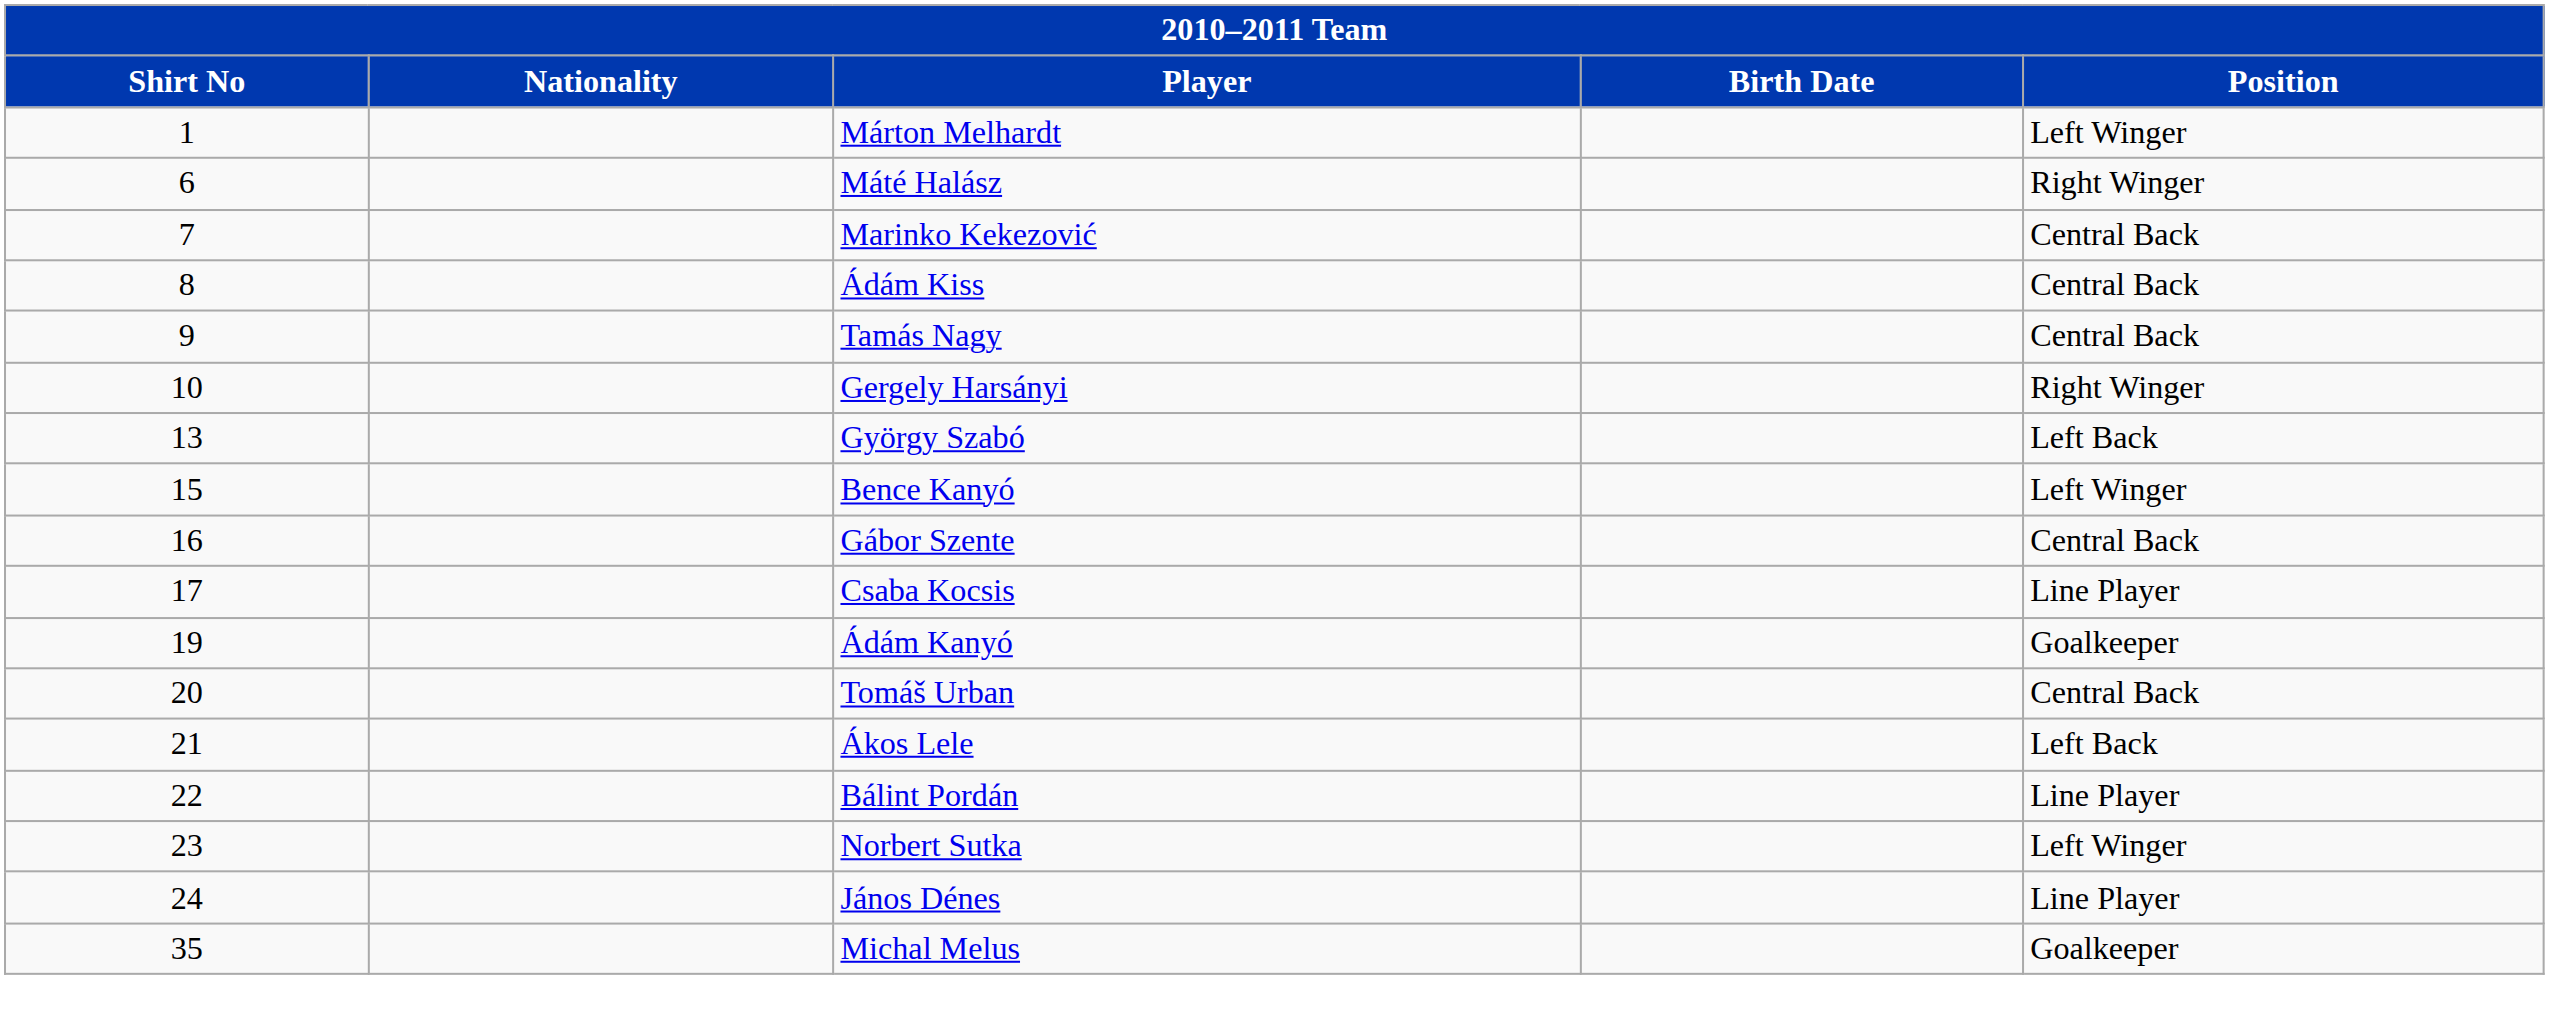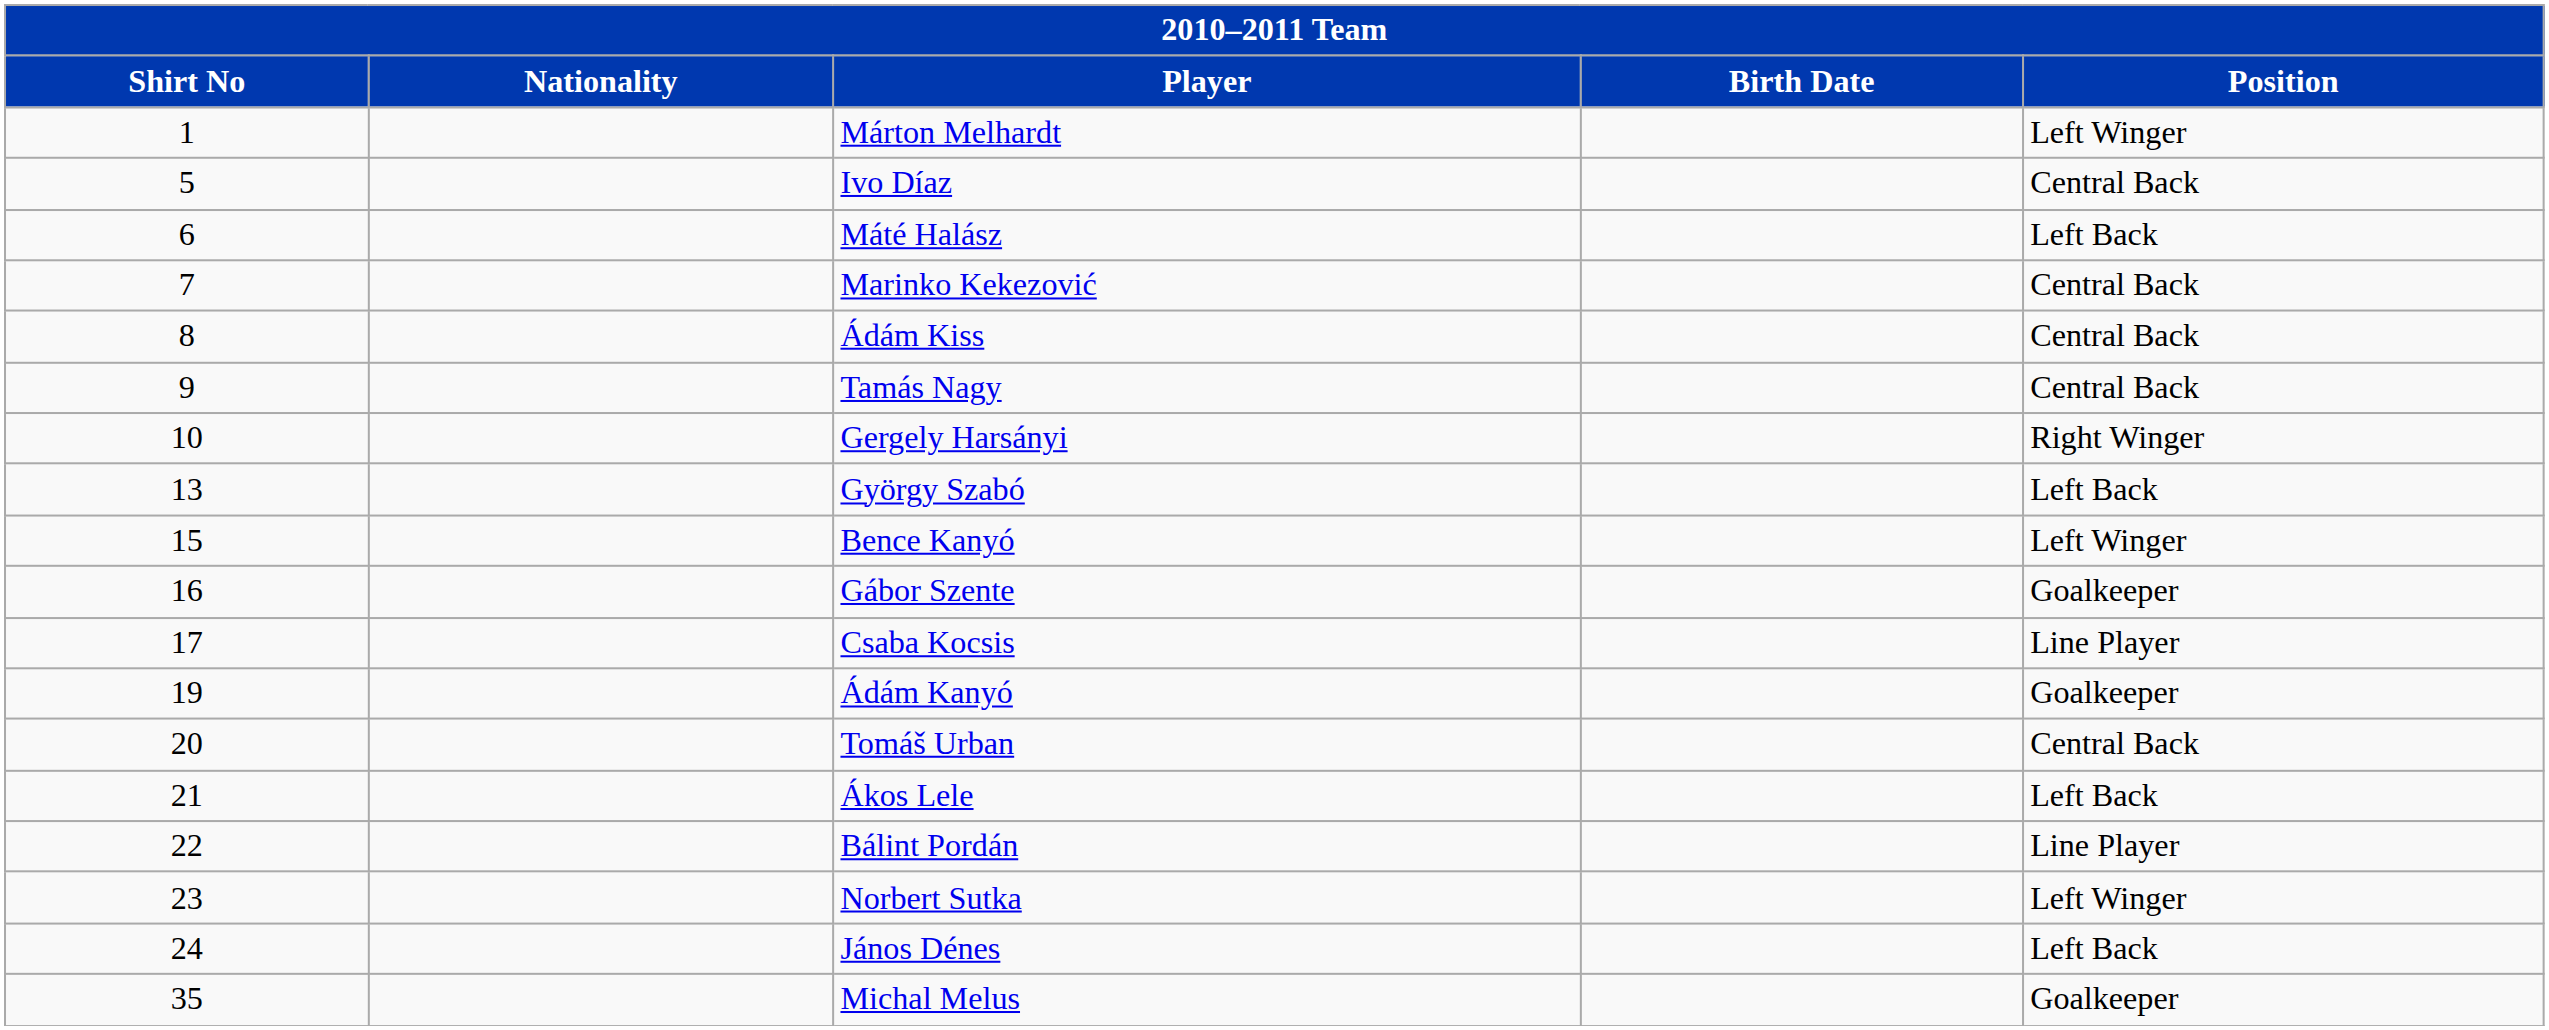+ row: (896, 183)
(2117, 183) Right Winger -> (2094, 234) Left Back
(2115, 540) Central Back -> (2104, 591) Goalkeeper
(2105, 897) Line Player -> (2094, 948) Left Back
